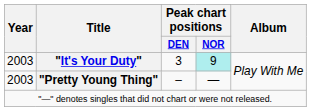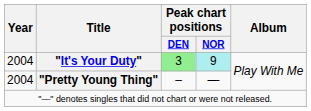(20, 61) 2003 -> (20, 61) 2004
(178, 61) no background -> (178, 61) lightgreen background
(20, 80) 2003 -> (20, 80) 2004
